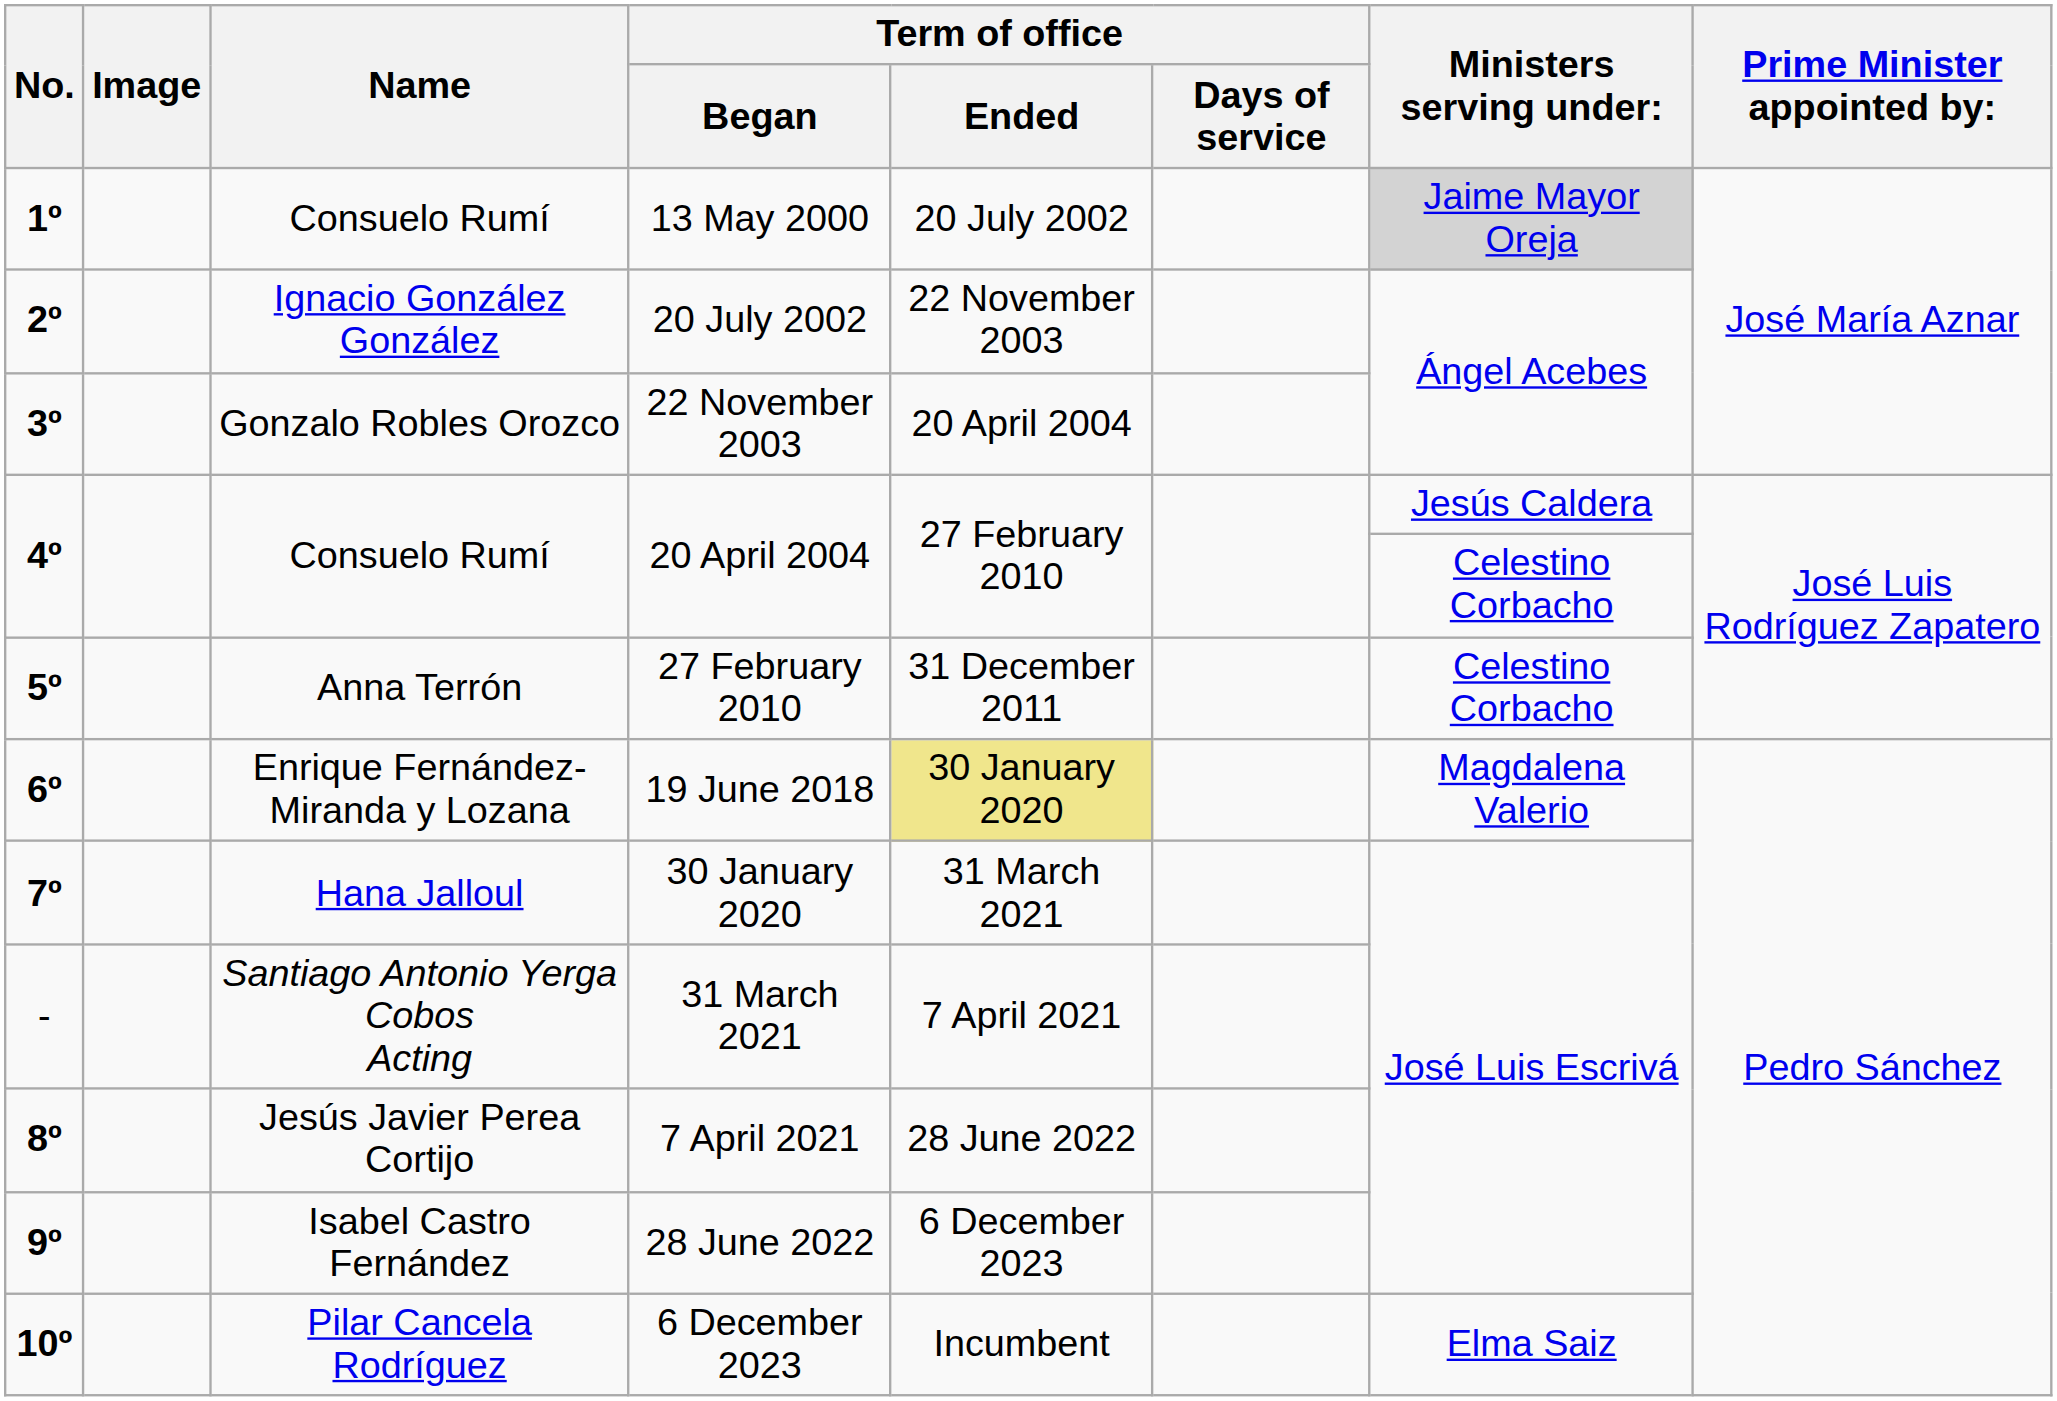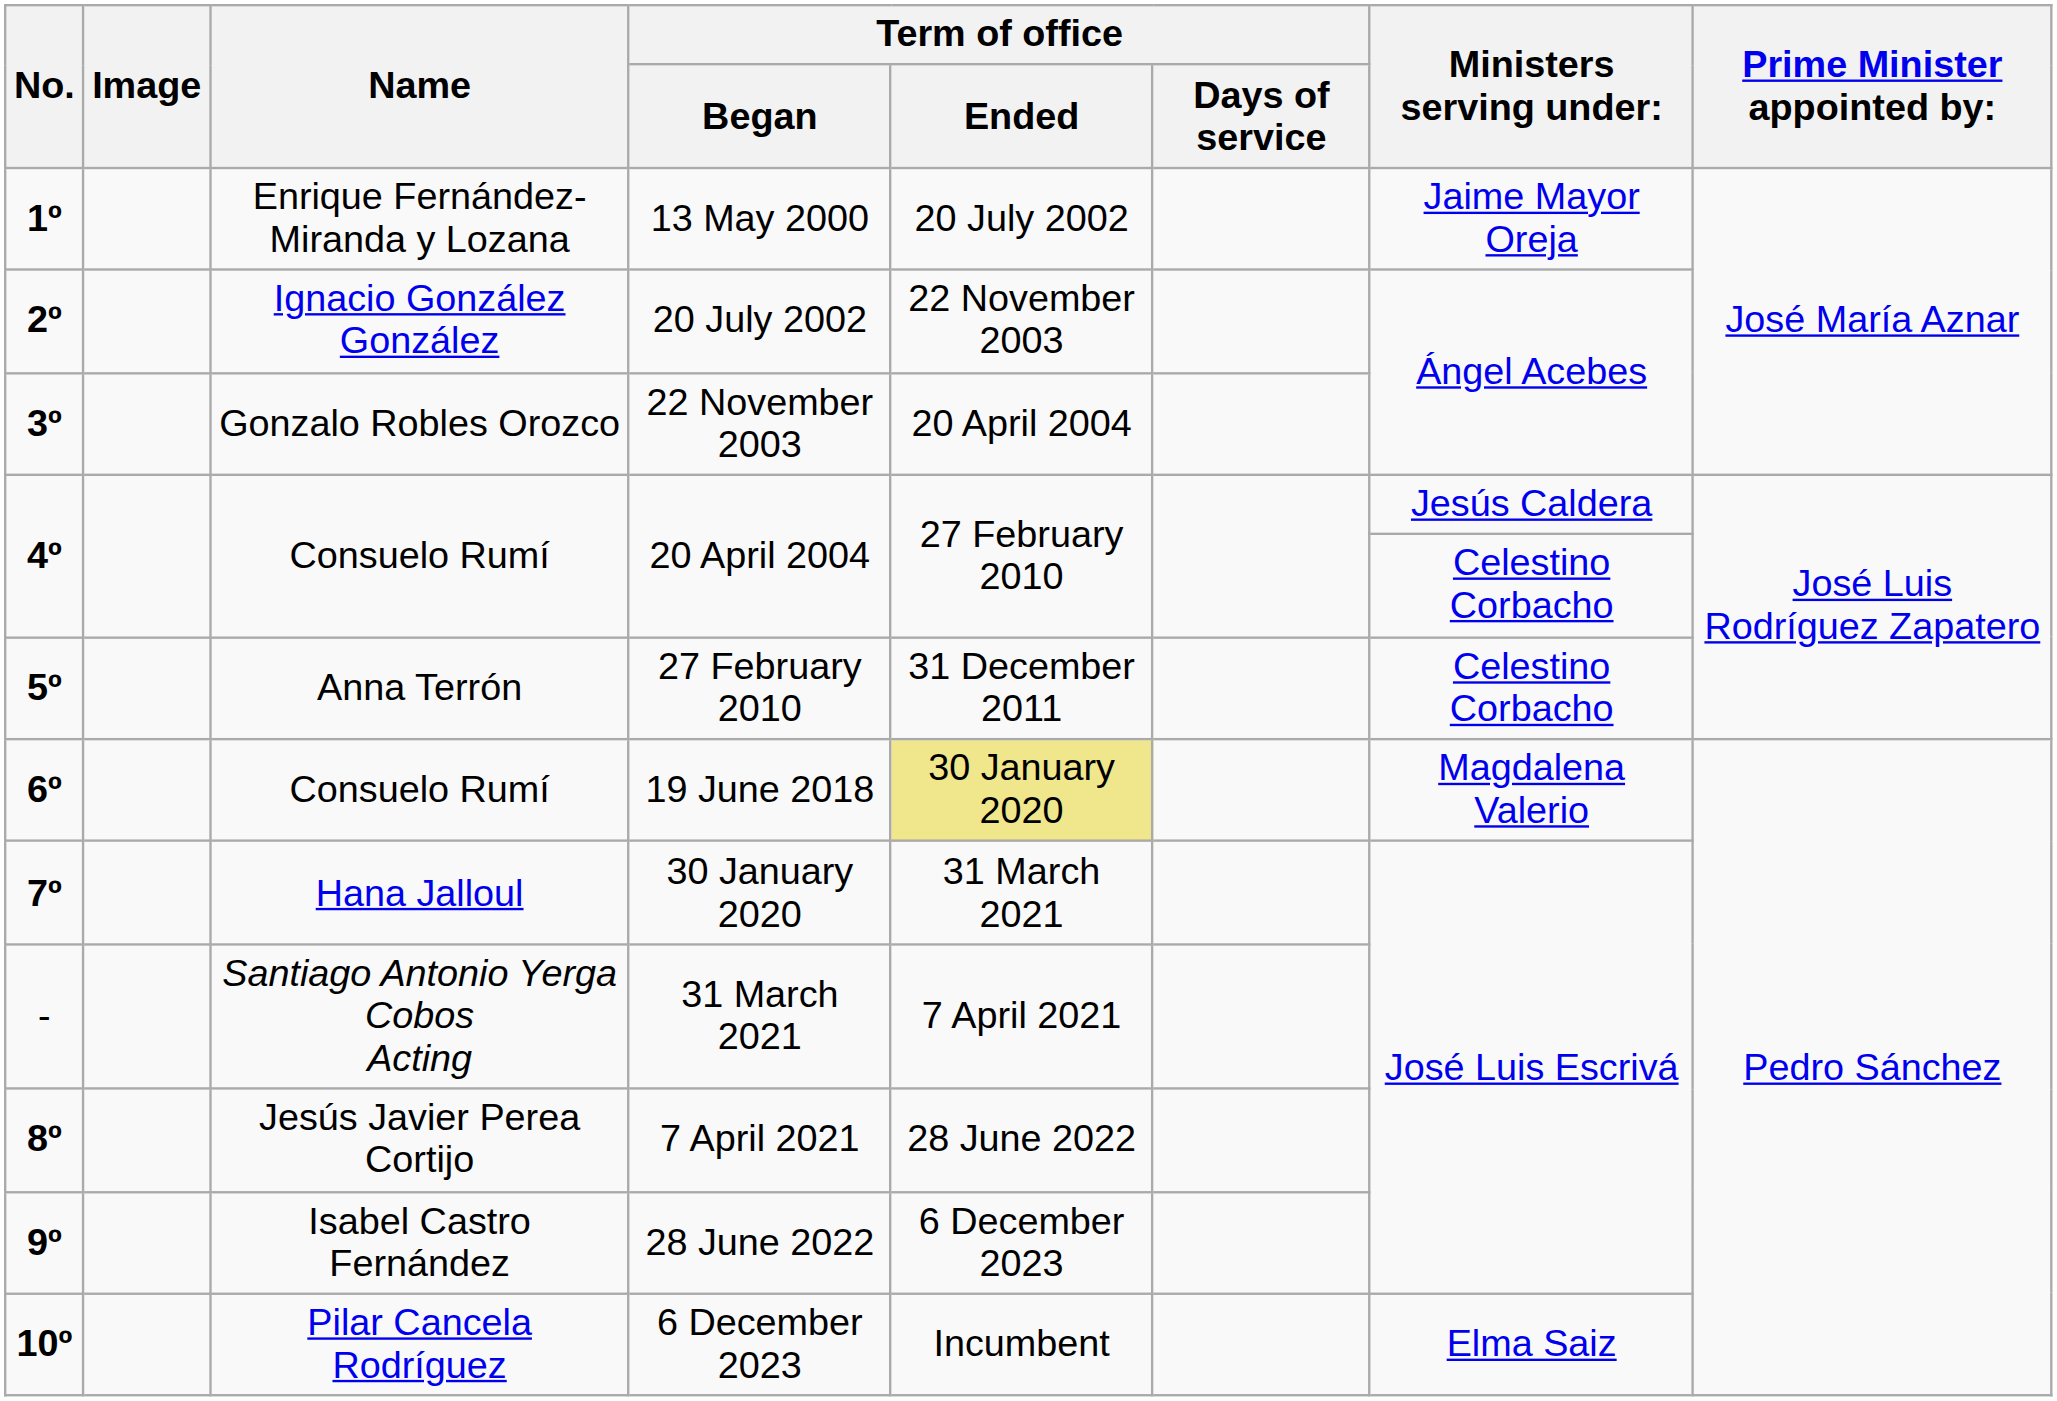(420, 217) Consuelo Rumí -> (420, 217) Enrique Fernández-Miranda y Lozana
(1532, 217) lightgrey background -> (1532, 217) no background
(420, 789) Enrique Fernández-Miranda y Lozana -> (420, 789) Consuelo Rumí
